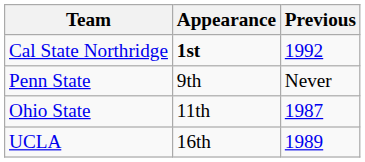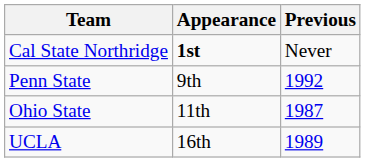(304, 50) 1992 -> (308, 50) Never
(308, 80) Never -> (304, 80) 1992
